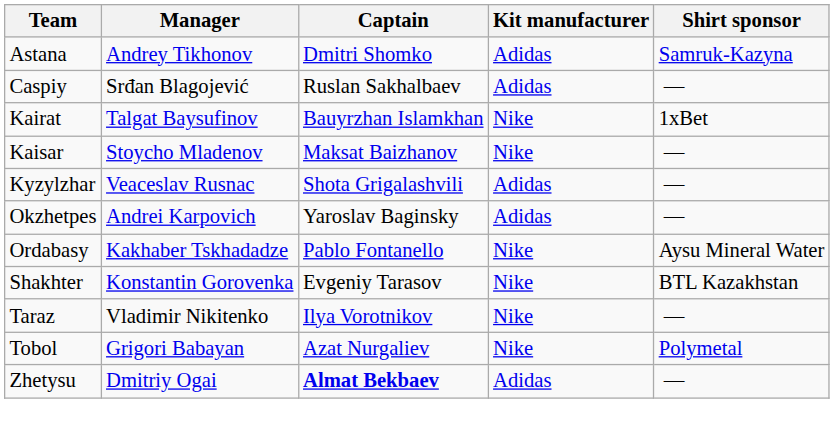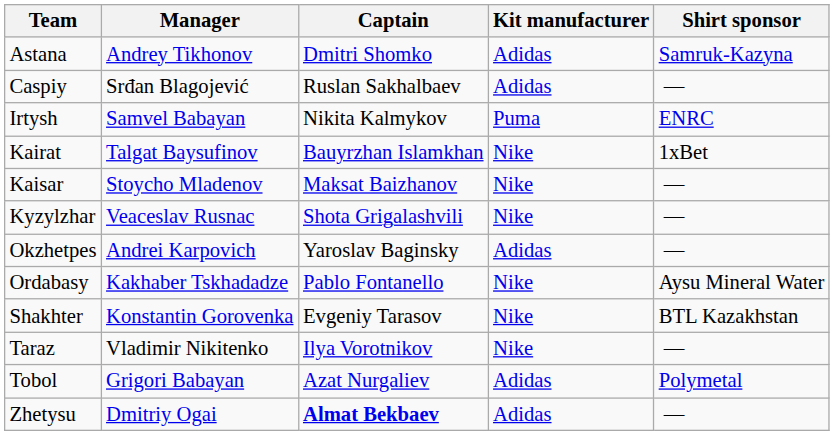+ row: (33, 119)
(522, 184) Adidas -> (513, 217) Nike
(513, 348) Nike -> (522, 380) Adidas
